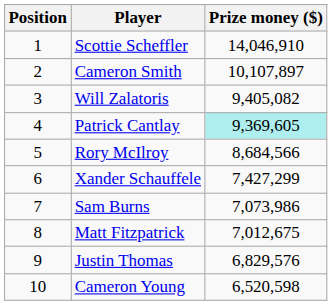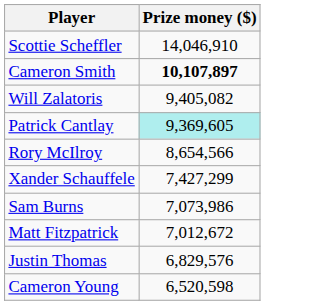- column: (38, 17)
(266, 71) normal -> (200, 71) bold
(266, 152) 8,684,566 -> (200, 152) 8,654,566
(266, 233) 7,012,675 -> (200, 233) 7,012,672
